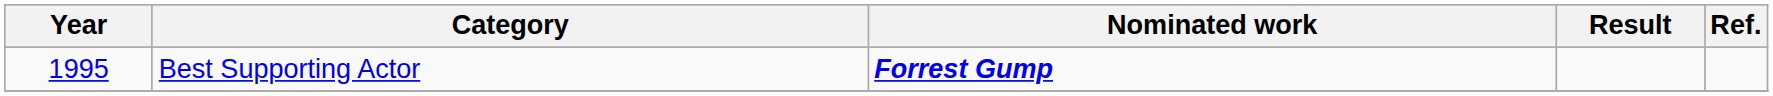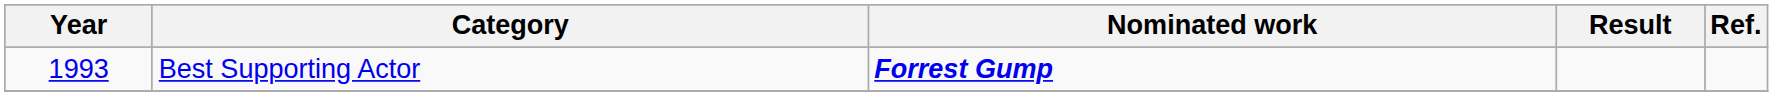(79, 68) 1995 -> (79, 68) 1993
